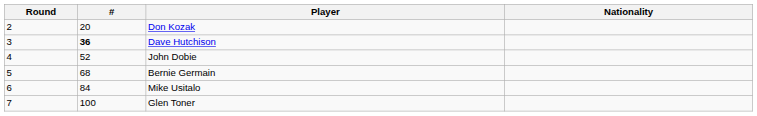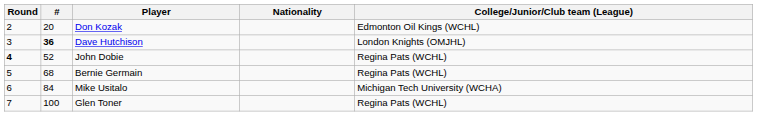+ column: (554, 12)
(9, 57) normal -> (9, 57) bold
